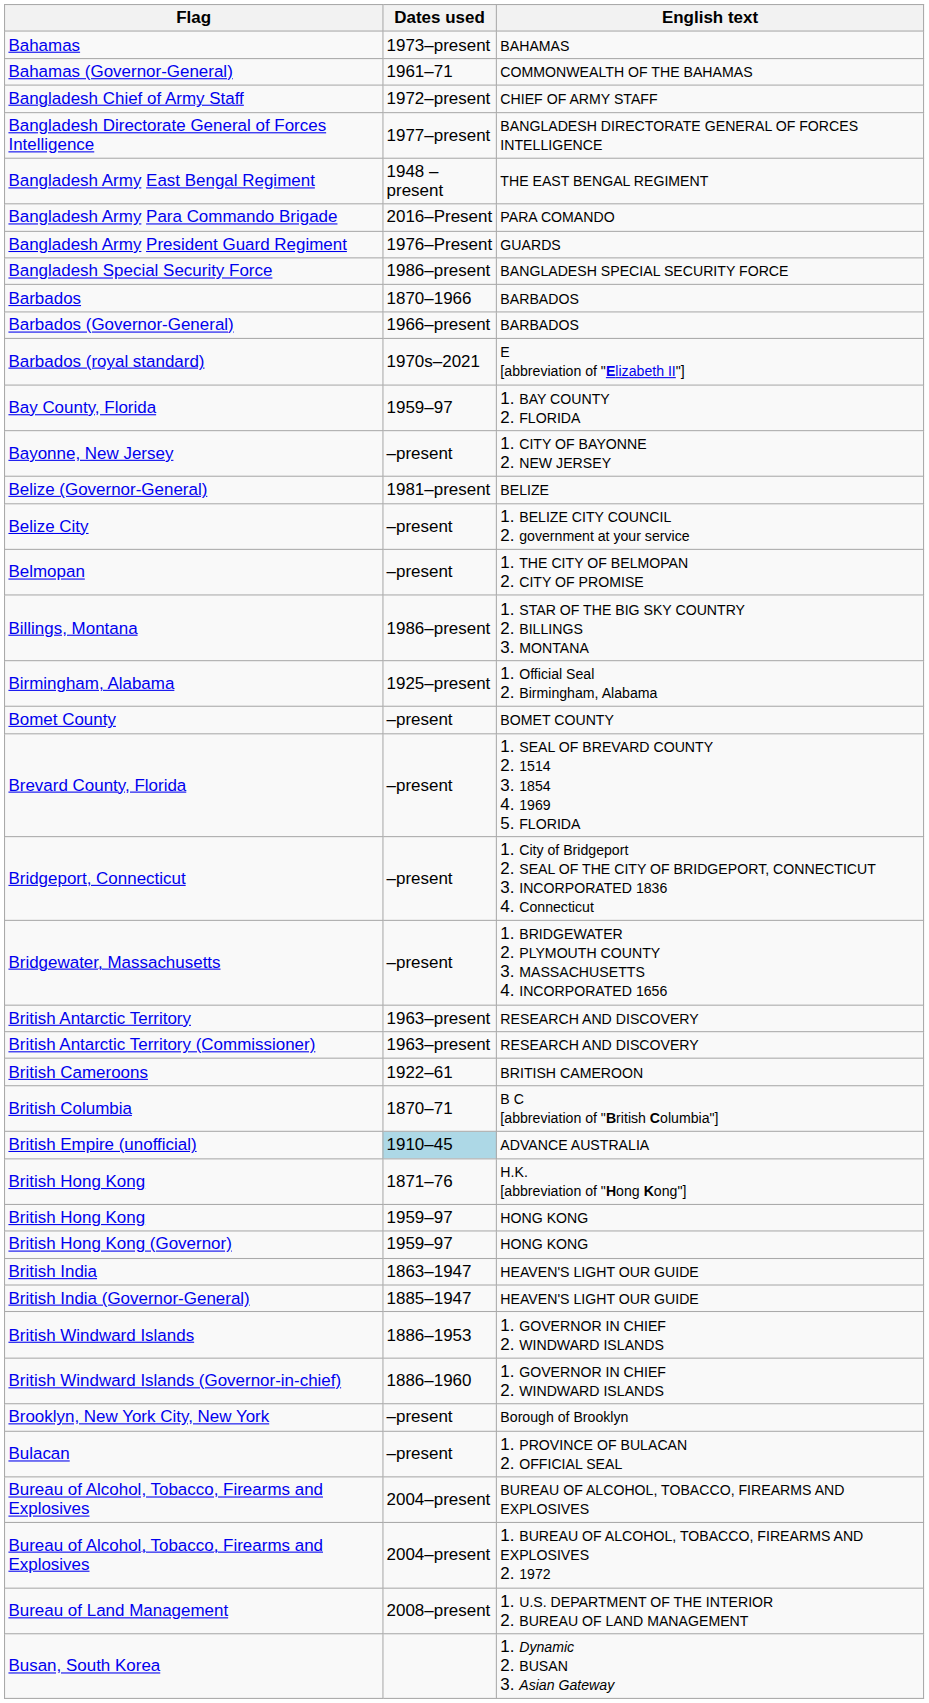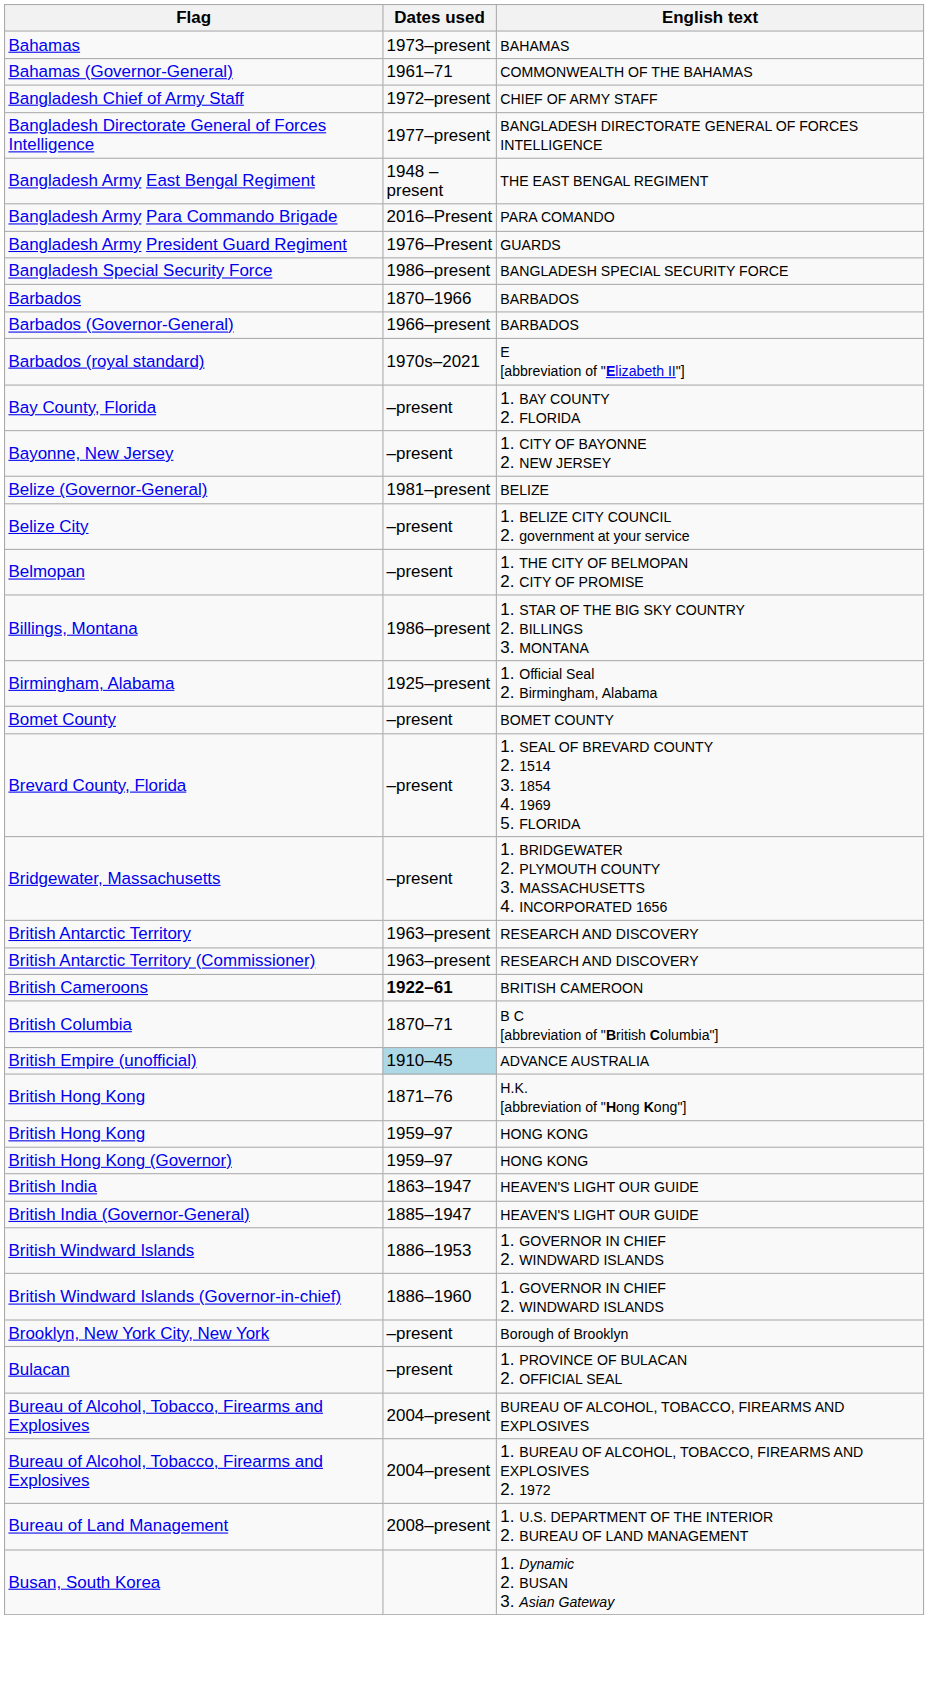(420, 407) 1959–97 -> (420, 407) –present
- row: (97, 878)
(420, 1071) normal -> (420, 987) bold
